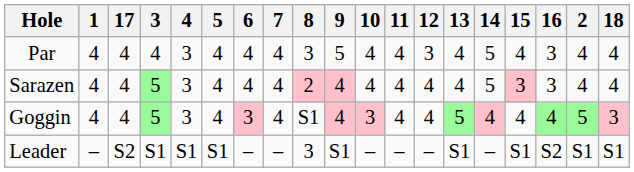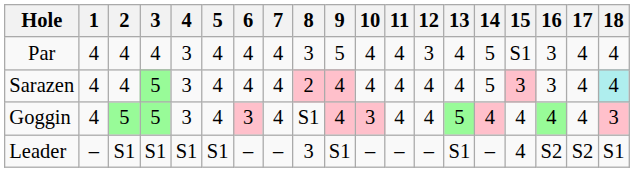columns swapped: (582, 20) <-> (124, 20)
(520, 53) 4 -> (520, 53) S1
(614, 85) no background -> (614, 85) paleturquoise background
(520, 150) S1 -> (520, 150) 4
